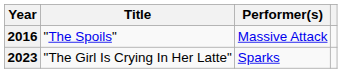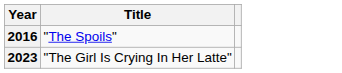- column: (283, 15)
